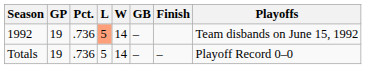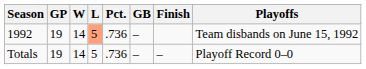columns swapped: (121, 14) <-> (84, 14)
